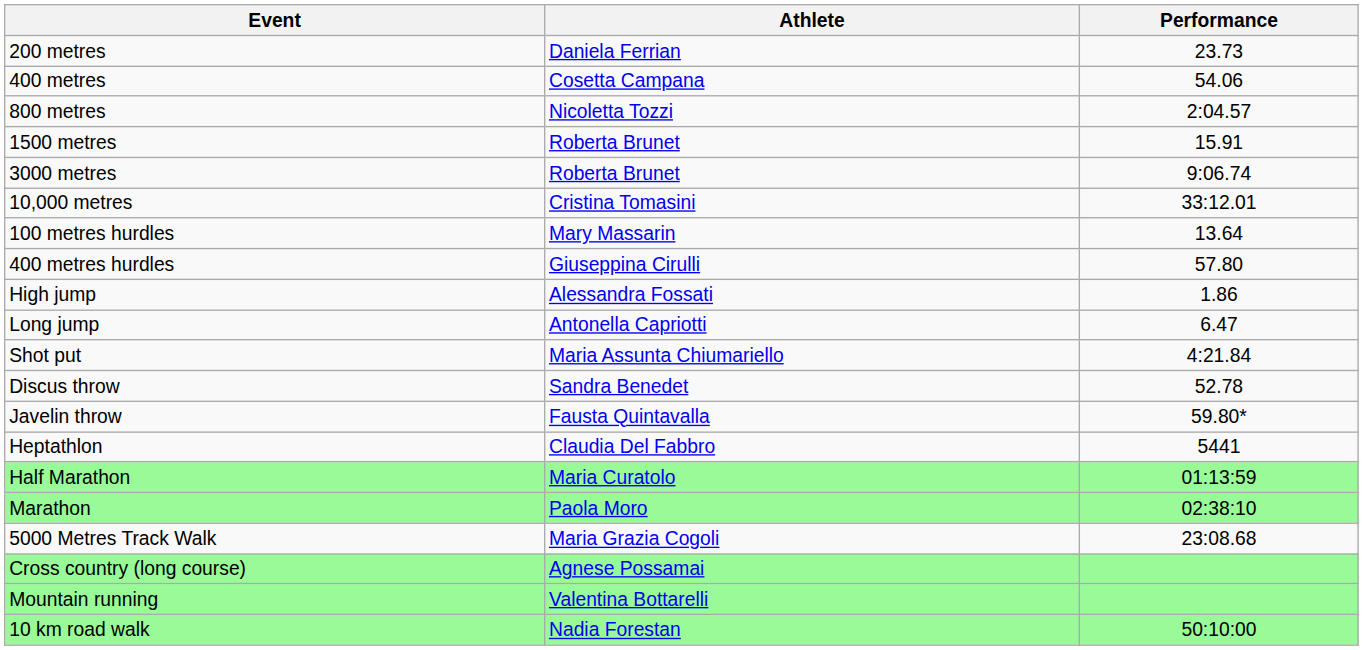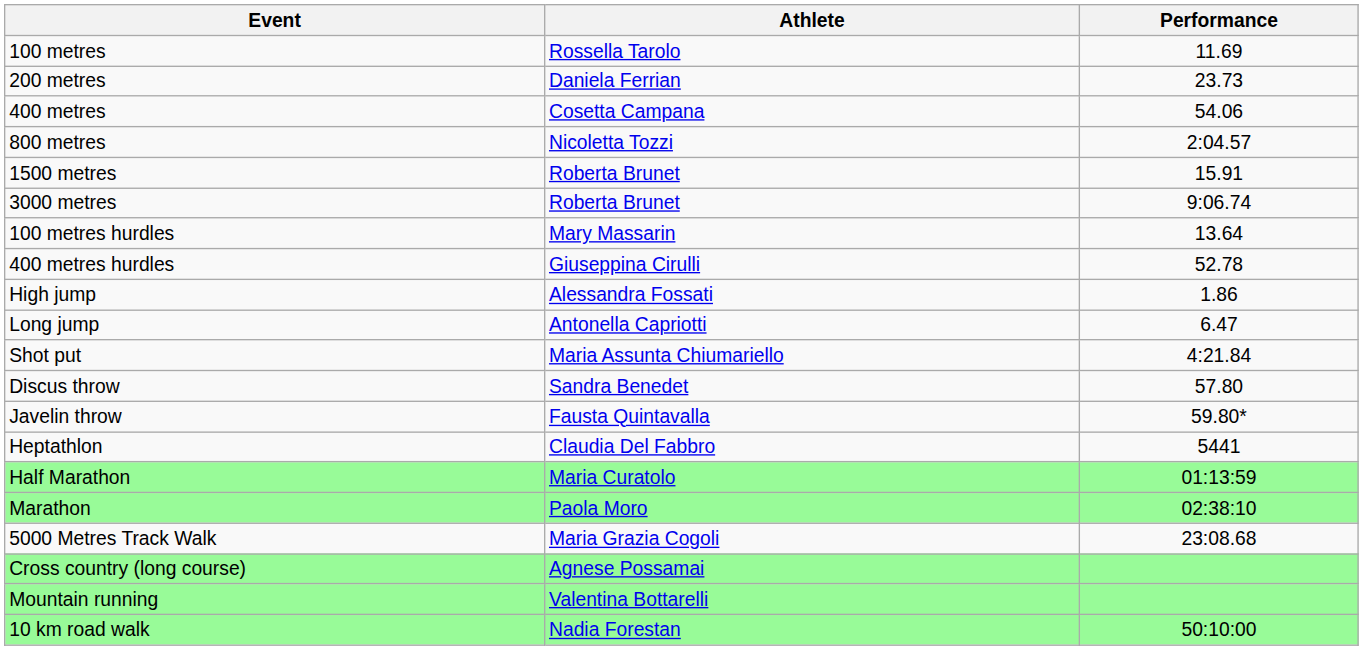+ row: (57, 51)
- row: (71, 203)
(1219, 264) 57.80 -> (1219, 264) 52.78
(1219, 386) 52.78 -> (1219, 386) 57.80
